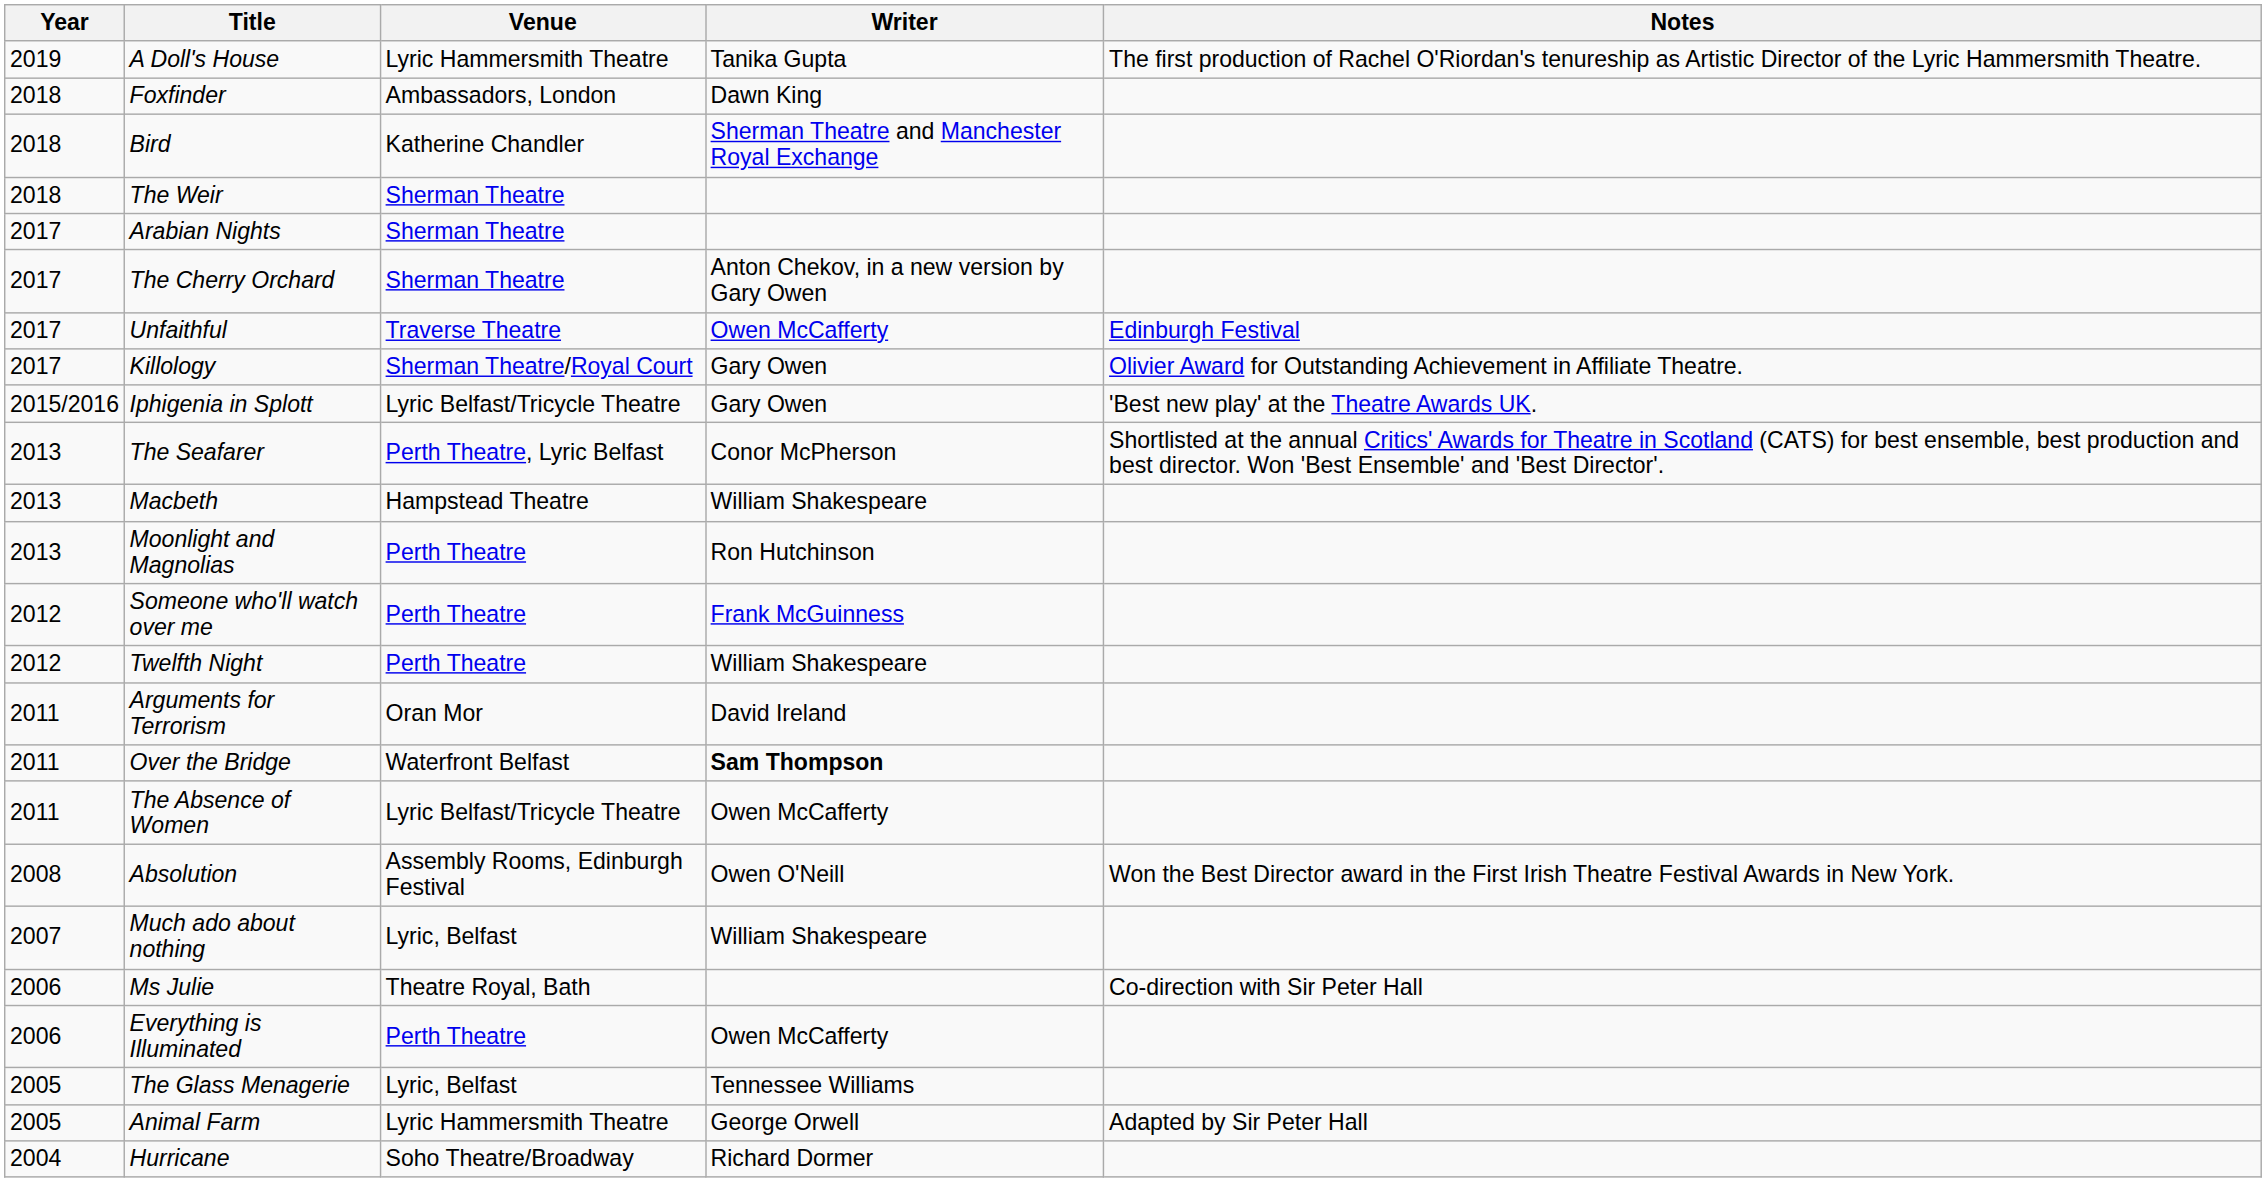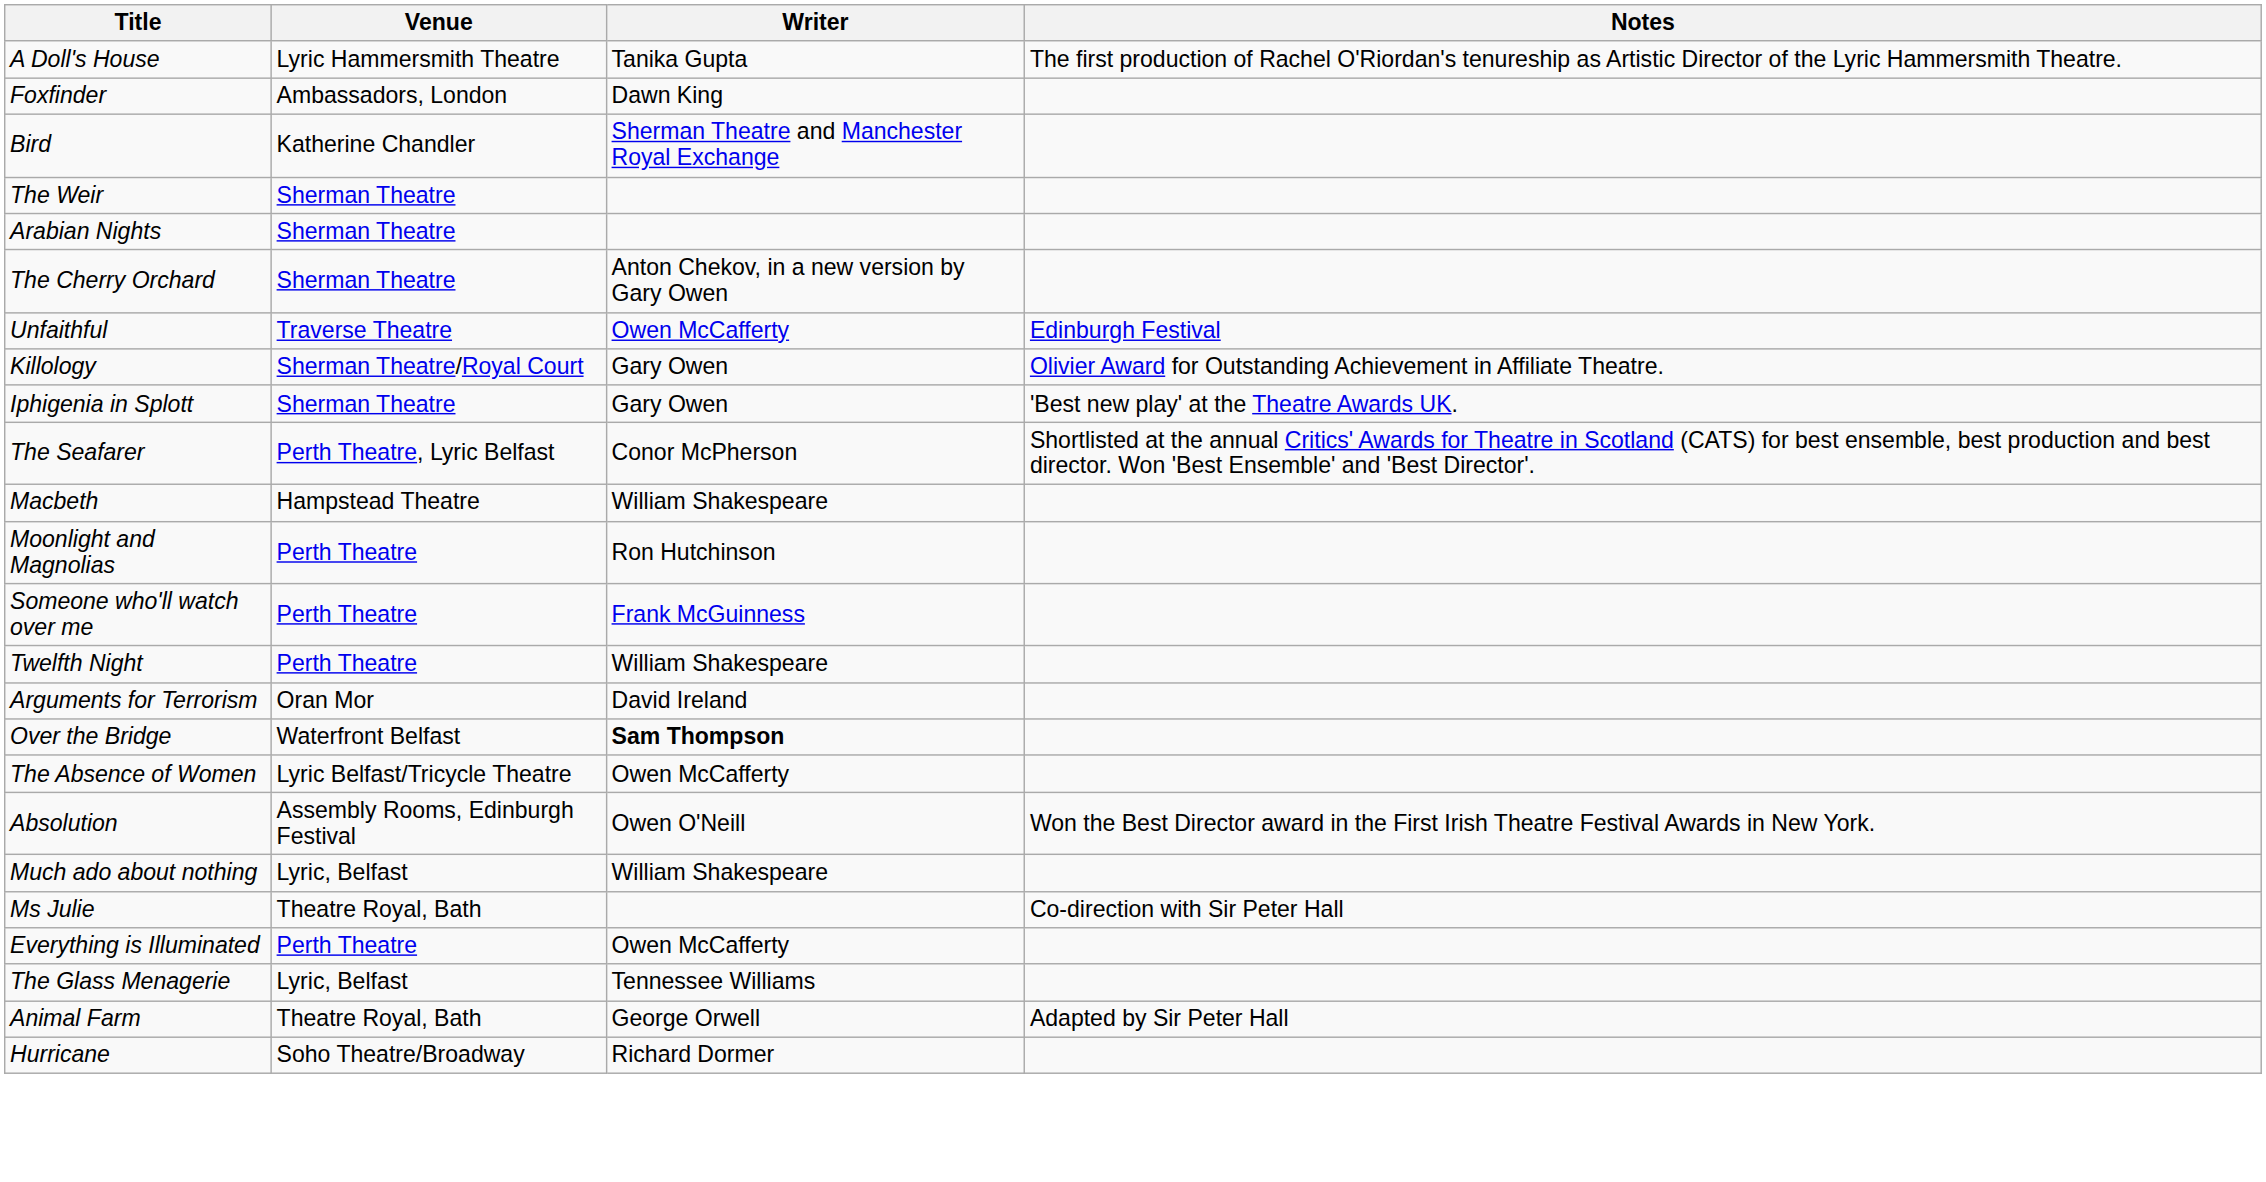- column: (64, 22)
(533, 403) Lyric Belfast/Tricycle Theatre -> (366, 403) Sherman Theatre
(527, 1122) Lyric Hammersmith Theatre -> (379, 1018) Theatre Royal, Bath
